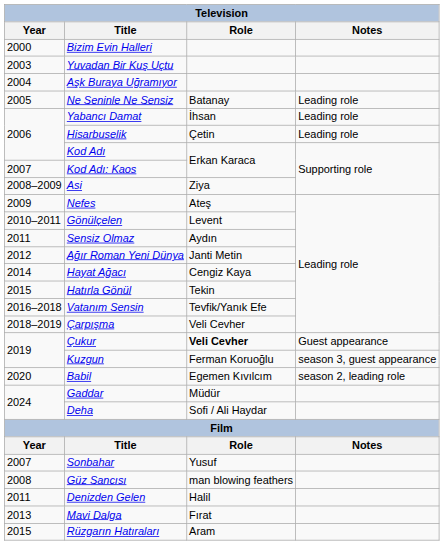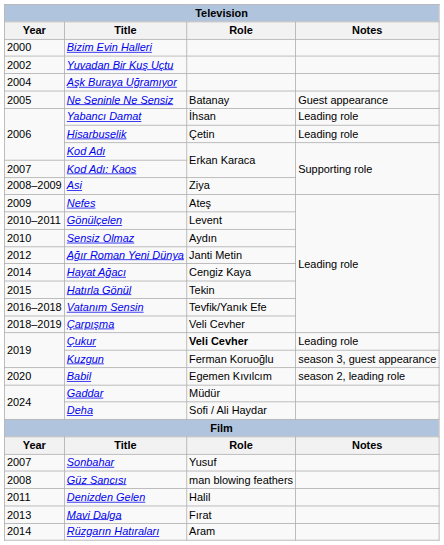(19, 65) 2003 -> (19, 65) 2002
(328, 100) Leading role -> (343, 100) Guest appearance
(19, 238) 2011 -> (19, 238) 2010
(343, 342) Guest appearance -> (328, 342) Leading role
(19, 532) 2015 -> (19, 532) 2014
